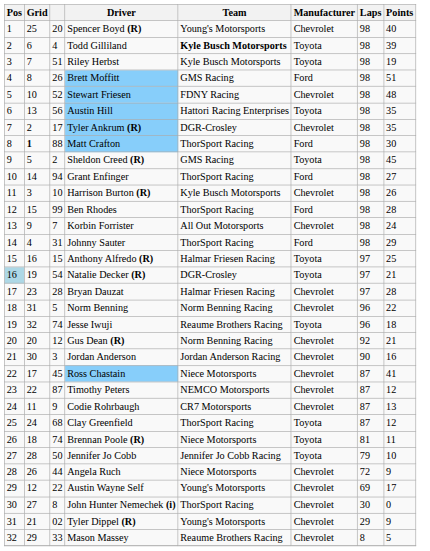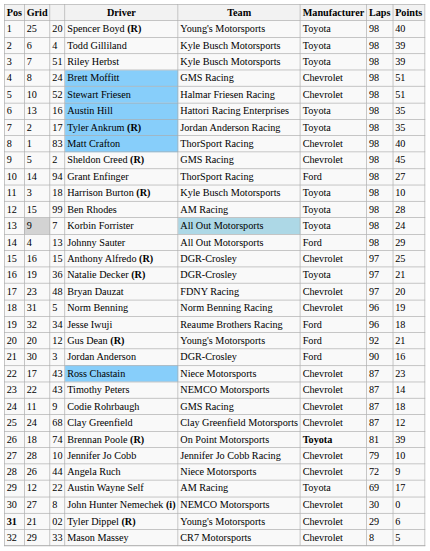(314, 28) Chevrolet -> (317, 28) Toyota
(233, 45) bold -> (230, 45) normal
(391, 61) 19 -> (400, 61) 39
(57, 78) 26 -> (57, 78) 24
(303, 78) Ford -> (323, 78) Chevrolet
(210, 94) FDNY Racing -> (228, 94) Halmar Friesen Racing
(391, 94) 48 -> (400, 94) 51
(57, 110) 56 -> (57, 110) 16
(209, 127) DGR-Crosley -> (230, 127) Jordan Anderson Racing
(314, 127) Chevrolet -> (317, 127) Toyota
(29, 143) bold -> (29, 143) normal
(57, 143) 88 -> (57, 143) 83
(303, 143) Ford -> (323, 143) Chevrolet
(391, 143) 30 -> (400, 143) 40
(308, 160) Toyota -> (323, 160) Chevrolet
(57, 192) 10 -> (57, 192) 18
(314, 192) Chevrolet -> (317, 192) Toyota
(391, 192) 26 -> (400, 192) 10
(217, 209) ThorSport Racing -> (204, 209) AM Racing
(303, 209) Ford -> (317, 209) Toyota
(29, 225) no background -> (29, 225) lightgrey background
(222, 225) no background -> (222, 225) lightblue background
(314, 225) Chevrolet -> (317, 225) Toyota
(57, 242) 31 -> (57, 242) 13
(217, 242) ThorSport Racing -> (222, 242) All Out Motorsports
(228, 258) Halmar Friesen Racing -> (209, 258) DGR-Crosley
(308, 258) Toyota -> (323, 258) Chevrolet
(12, 274) lightblue background -> (12, 274) no background
(57, 274) 54 -> (57, 274) 36
(57, 291) 28 -> (57, 291) 48
(228, 291) Halmar Friesen Racing -> (210, 291) FDNY Racing
(391, 291) 28 -> (400, 291) 20
(391, 307) 22 -> (400, 307) 19
(57, 324) 74 -> (57, 324) 34
(308, 324) Toyota -> (312, 324) Ford
(226, 340) Norm Benning Racing -> (223, 340) Young's Motorsports
(314, 340) Chevrolet -> (312, 340) Ford
(230, 357) Jordan Anderson Racing -> (209, 357) DGR-Crosley
(314, 357) Chevrolet -> (312, 357) Ford
(57, 373) 45 -> (57, 373) 43
(391, 373) 41 -> (400, 373) 23
(57, 389) 87 -> (57, 389) 43
(391, 389) 12 -> (400, 389) 14
(216, 406) CR7 Motorsports -> (207, 406) GMS Racing
(391, 406) 13 -> (400, 406) 18
(217, 422) ThorSport Racing -> (239, 422) Clay Greenfield Motorsports
(308, 422) Toyota -> (323, 422) Chevrolet
(218, 439) Niece Motorsports -> (225, 439) On Point Motorsports
(308, 439) normal -> (318, 439) bold
(391, 439) 11 -> (400, 439) 39
(57, 455) 50 -> (57, 455) 10
(308, 455) Toyota -> (323, 455) Chevrolet
(223, 488) Young's Motorsports -> (204, 488) AM Racing
(314, 488) Chevrolet -> (317, 488) Toyota
(217, 504) ThorSport Racing -> (225, 504) NEMCO Motorsports
(12, 521) normal -> (12, 521) bold
(389, 521) 9 -> (398, 521) 6
(231, 537) Reaume Brothers Racing -> (216, 537) CR7 Motorsports
